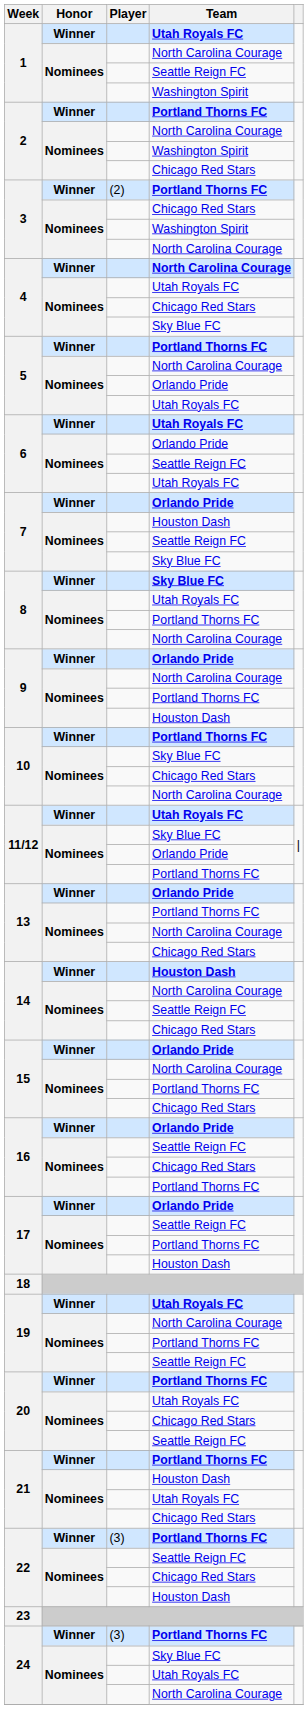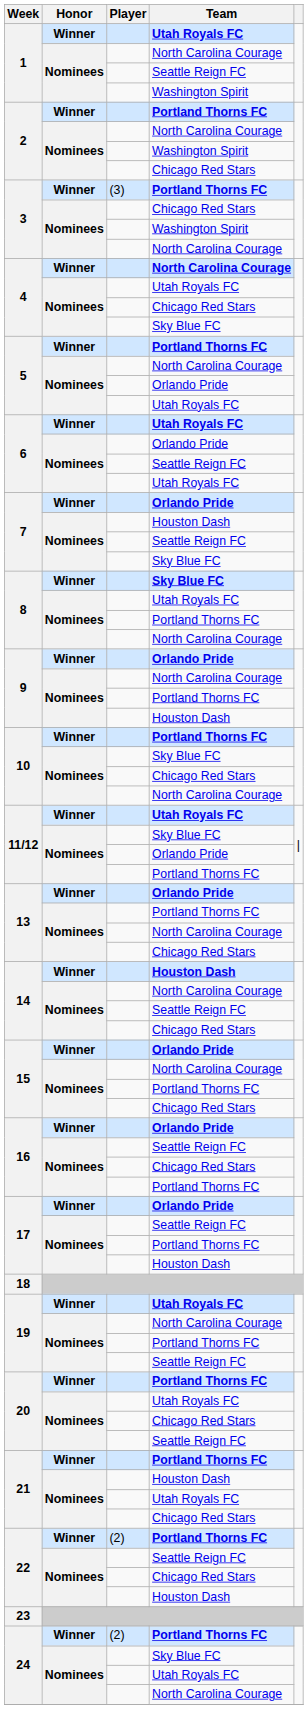(117, 190) (2) -> (117, 190) (3)
(117, 1538) (3) -> (117, 1538) (2)
(117, 1635) (3) -> (117, 1635) (2)
